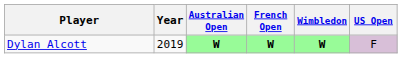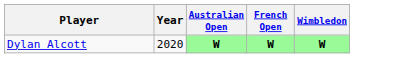- column: (374, 21)
(170, 44) 2019 -> (170, 44) 2020
